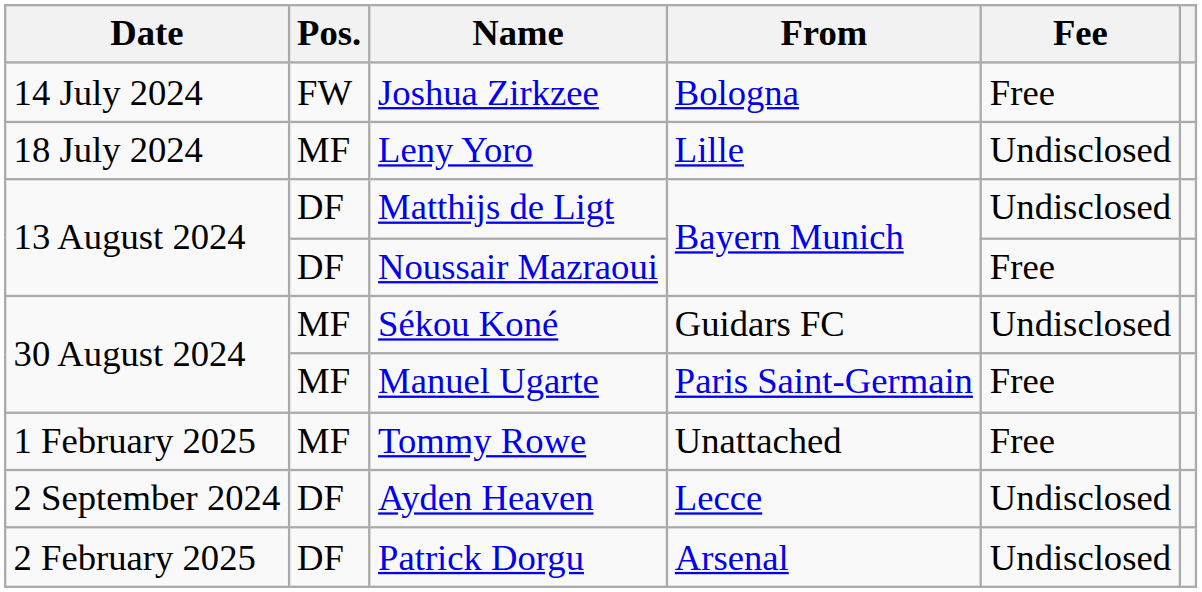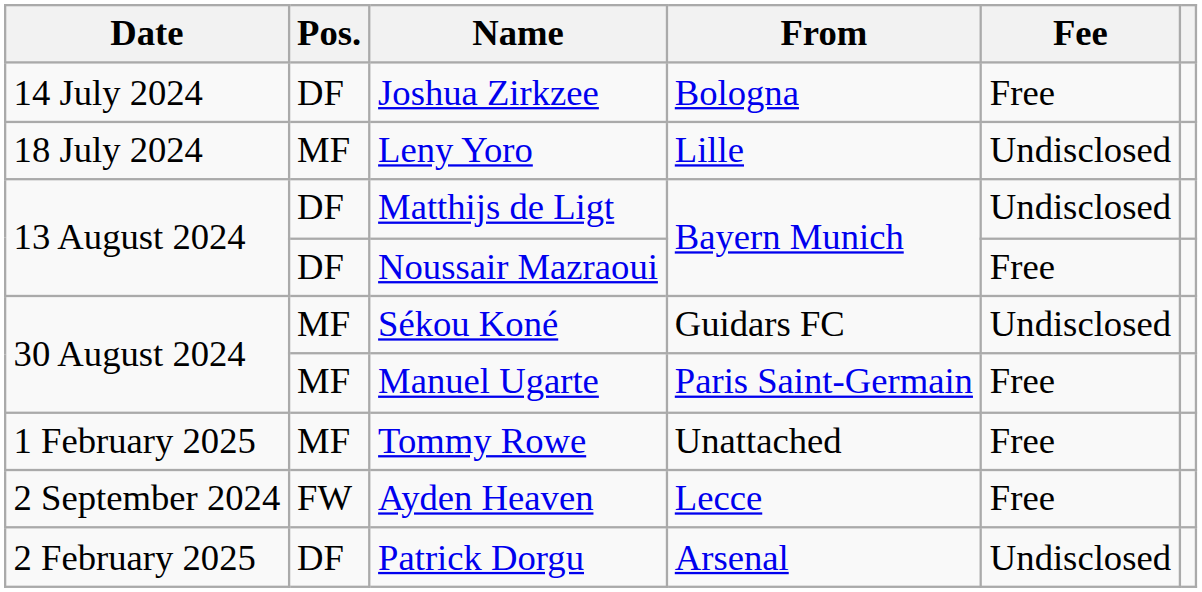(325, 91) FW -> (321, 91) DF
(321, 498) DF -> (325, 498) FW
(1080, 498) Undisclosed -> (1022, 498) Free
